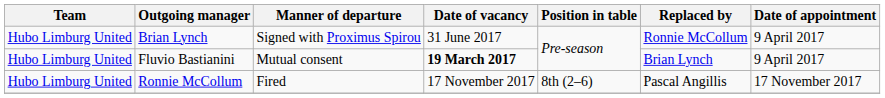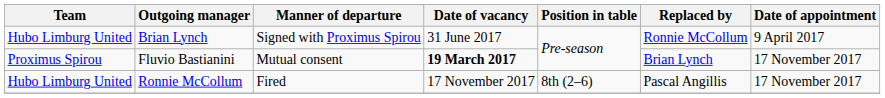(70, 59) Hubo Limburg United -> (55, 59) Proximus Spirou
(789, 59) 9 April 2017 -> (808, 59) 17 November 2017
